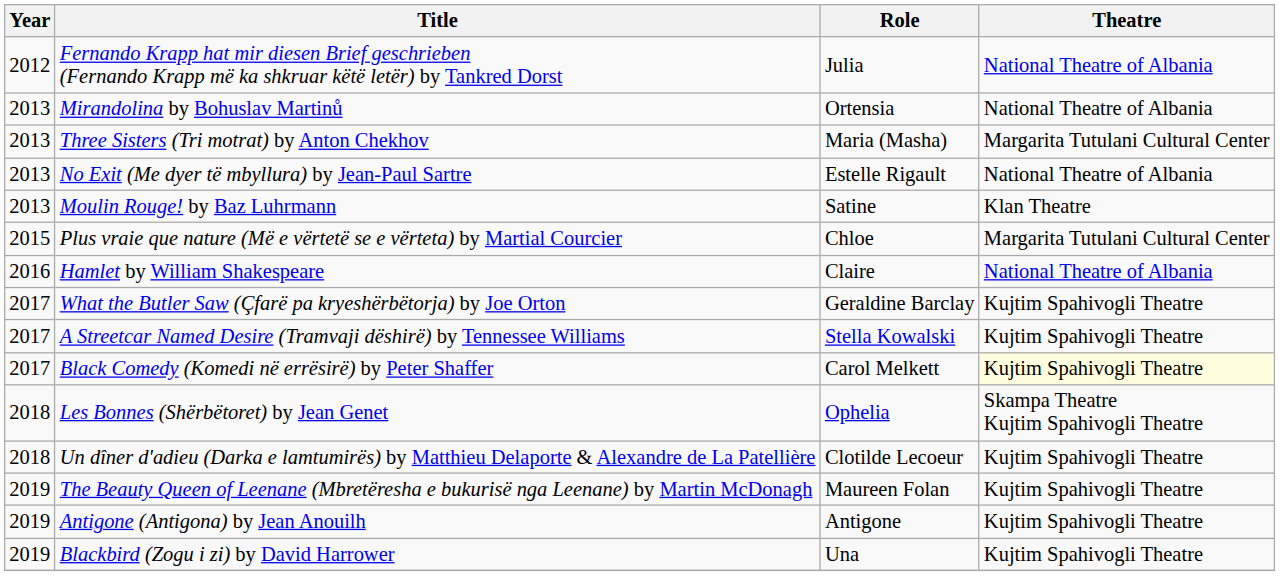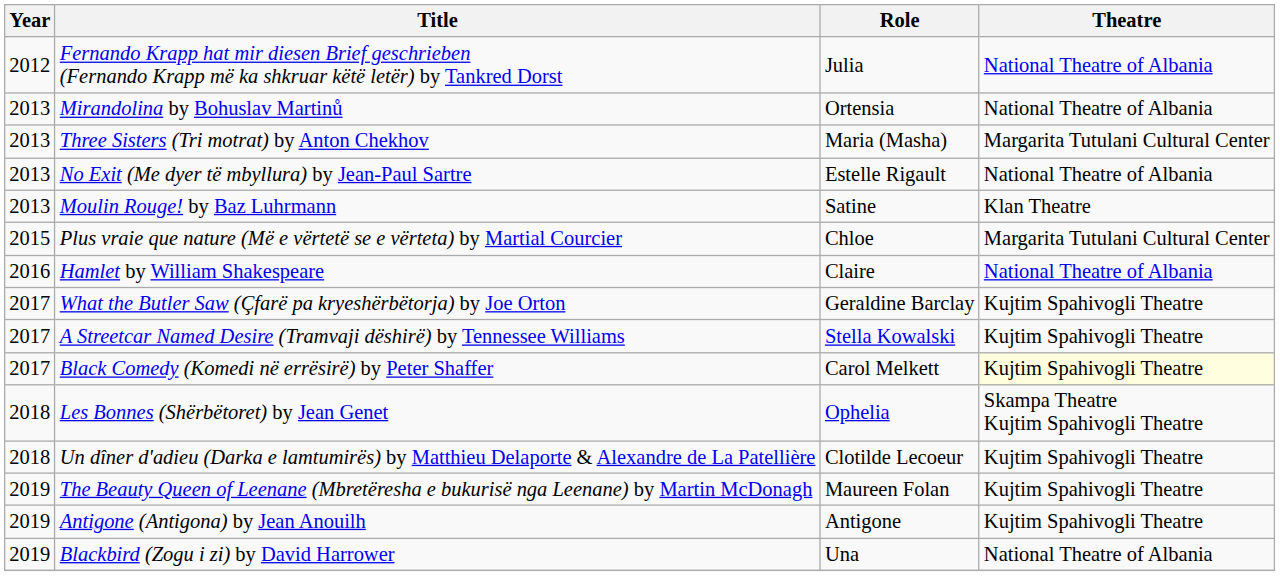(1093, 554) Kujtim Spahivogli Theatre -> (1098, 554) National Theatre of Albania
